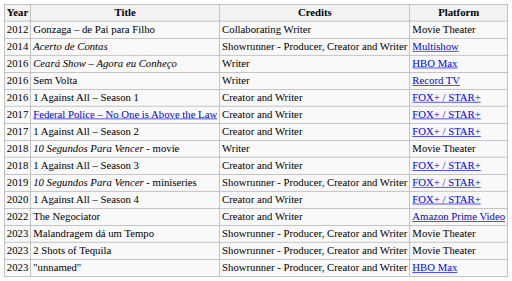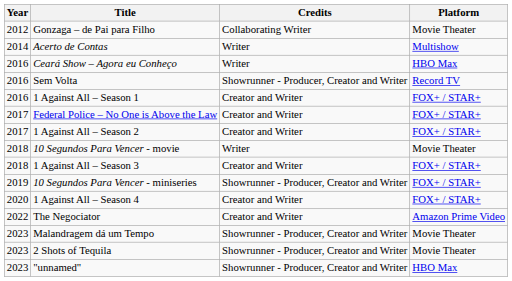(315, 47) Showrunner - Producer, Creator and Writer -> (236, 47) Writer
(236, 81) Writer -> (315, 81) Showrunner - Producer, Creator and Writer
